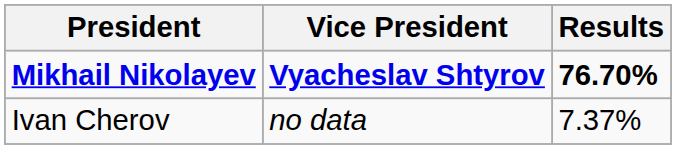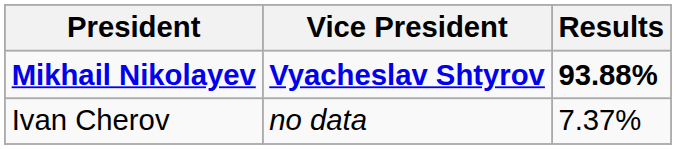(608, 74) 76.70% -> (608, 74) 93.88%
